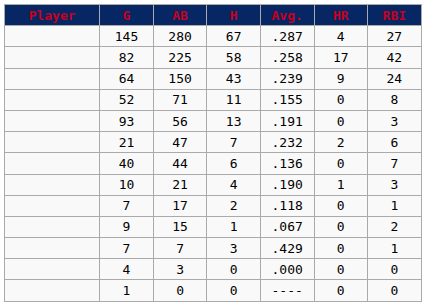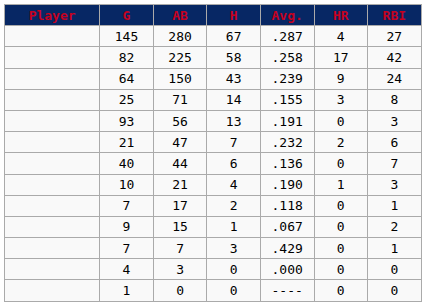(127, 100) 52 -> (127, 100) 25
(234, 100) 11 -> (234, 100) 14
(341, 100) 0 -> (341, 100) 3
